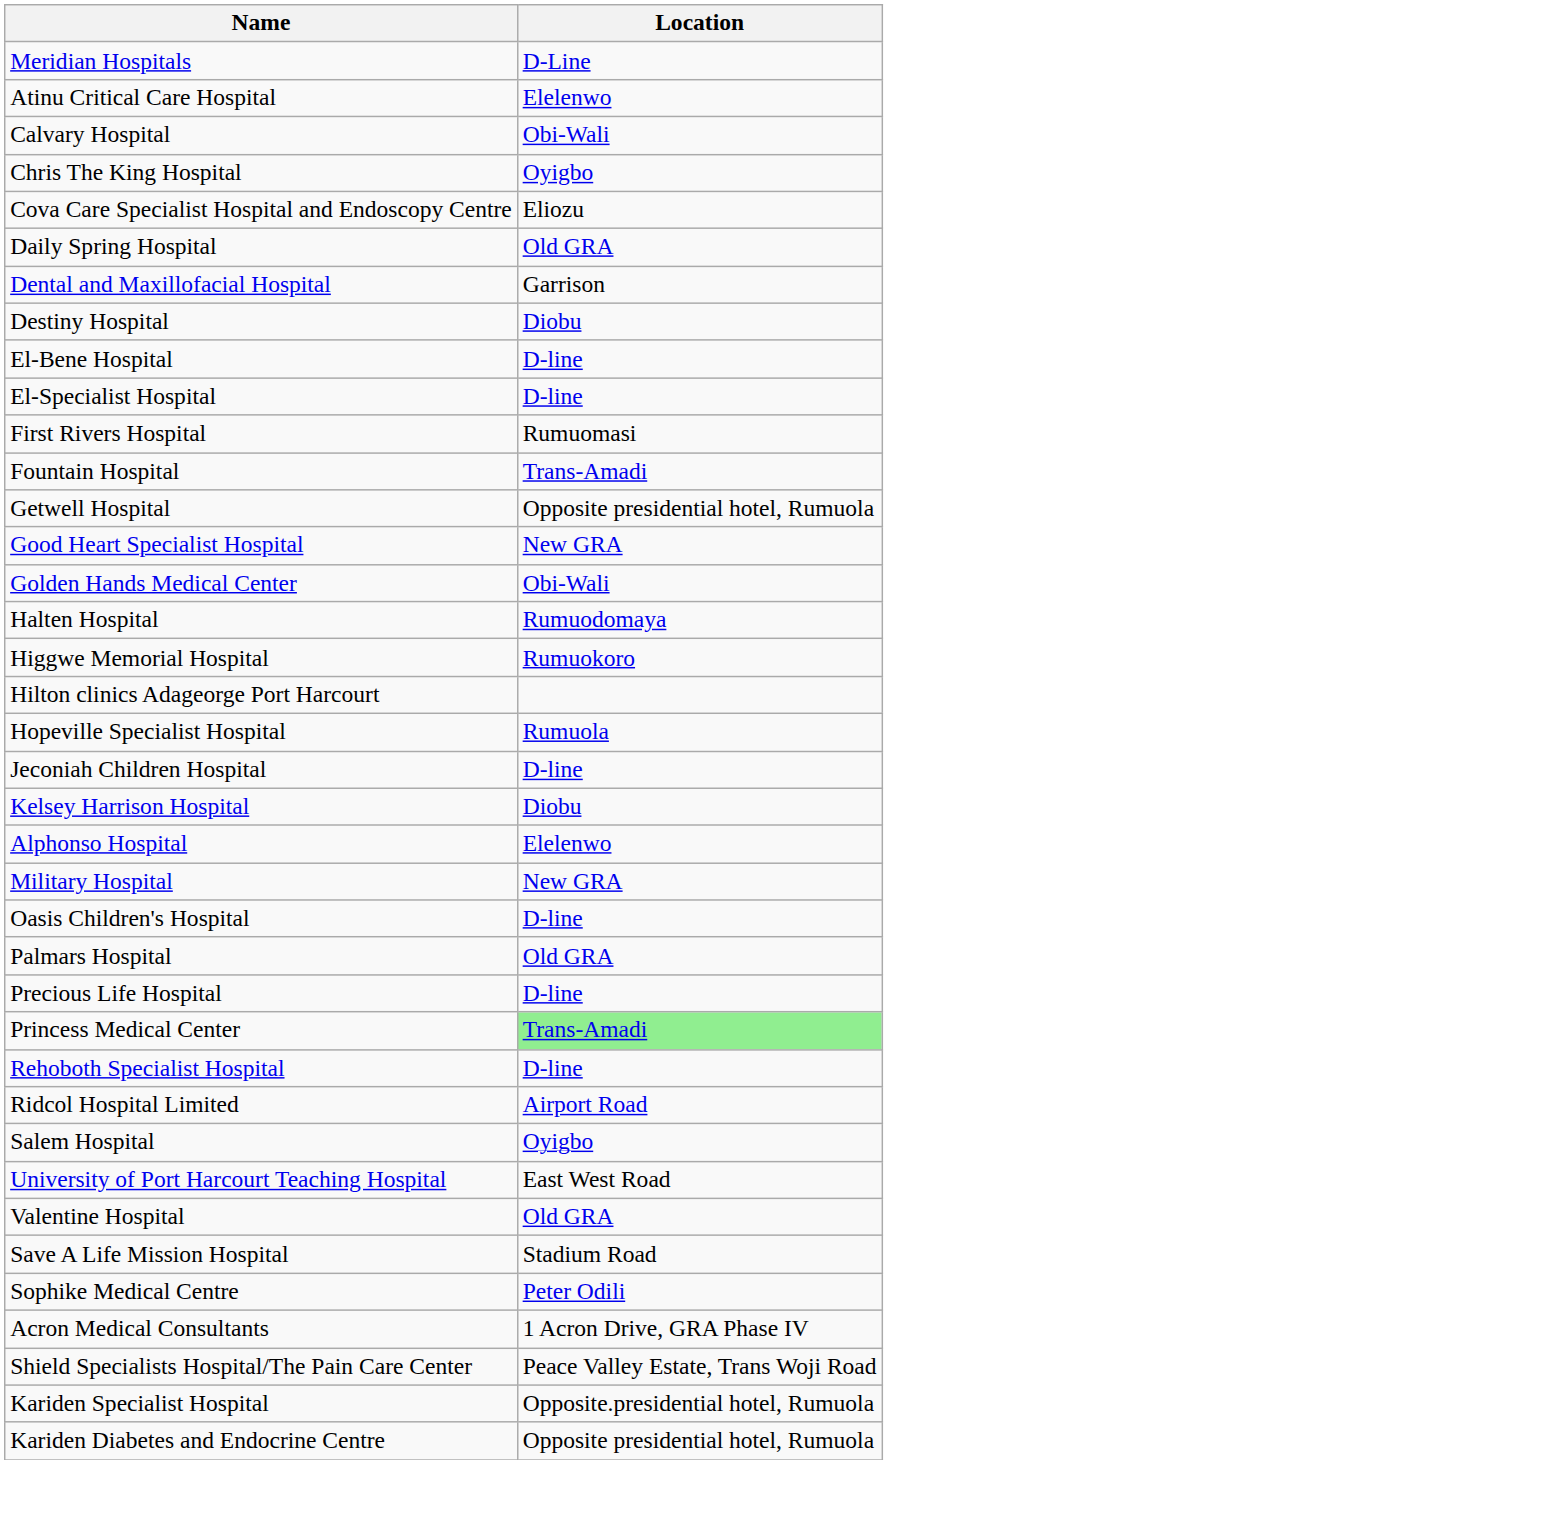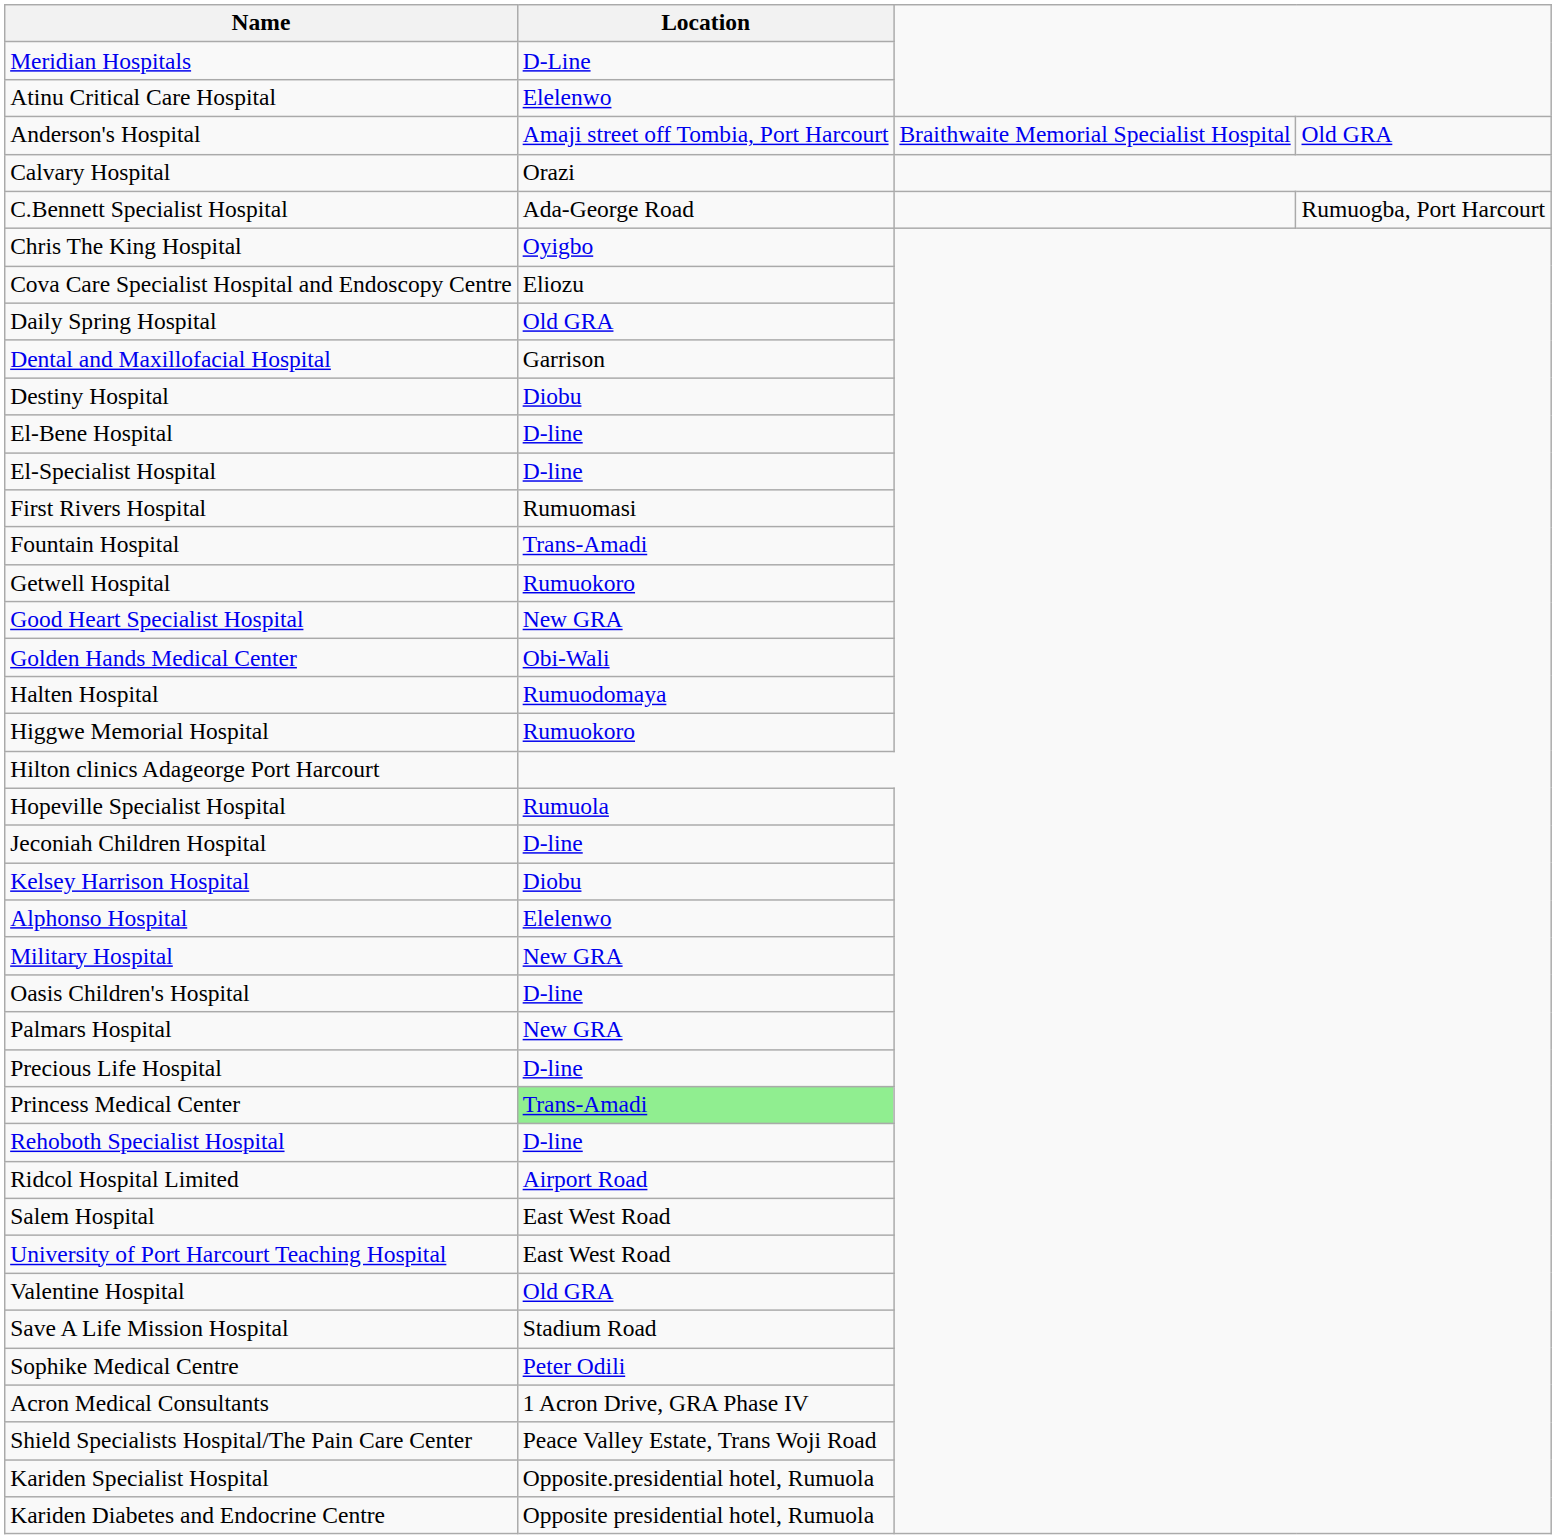+ row: (105, 135)
(566, 135) Obi-Wali -> (549, 172) Orazi
+ row: (149, 209)
(698, 508) Opposite presidential hotel, Rumuola -> (579, 582) Rumuokoro
(568, 955) Old GRA -> (573, 1030) New GRA
(558, 1142) Oyigbo -> (597, 1216) East West Road
